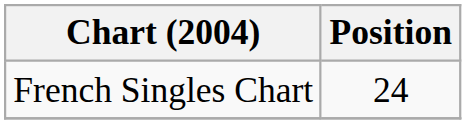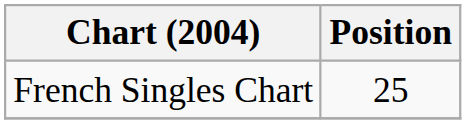(391, 88) 24 -> (391, 88) 25
